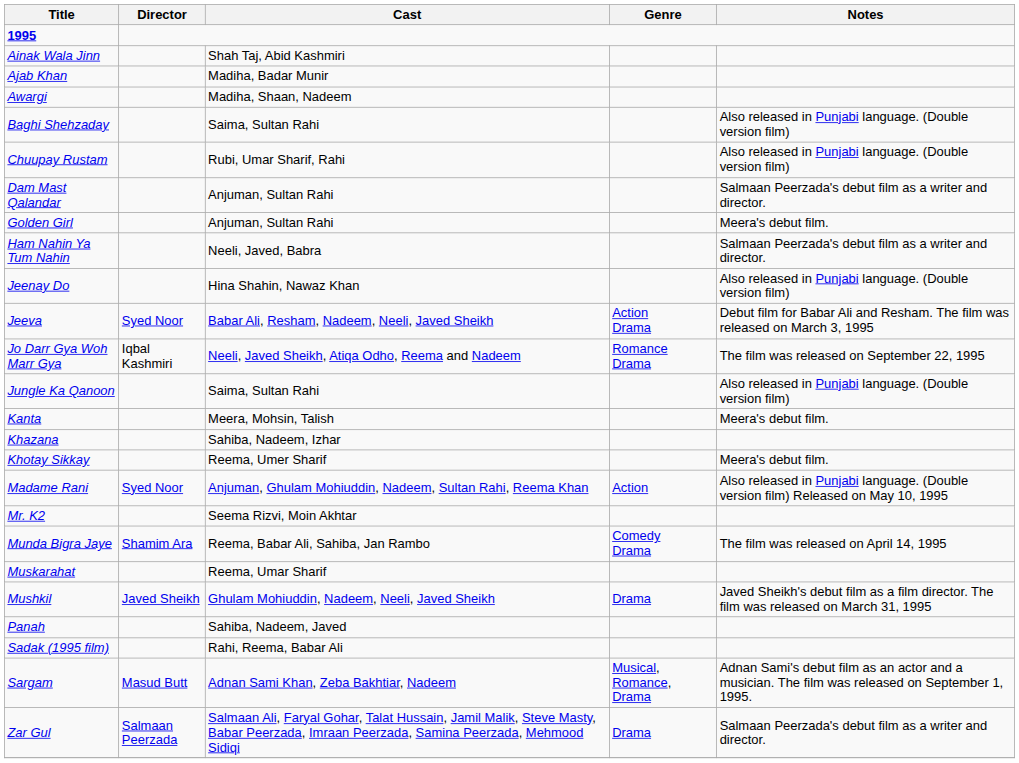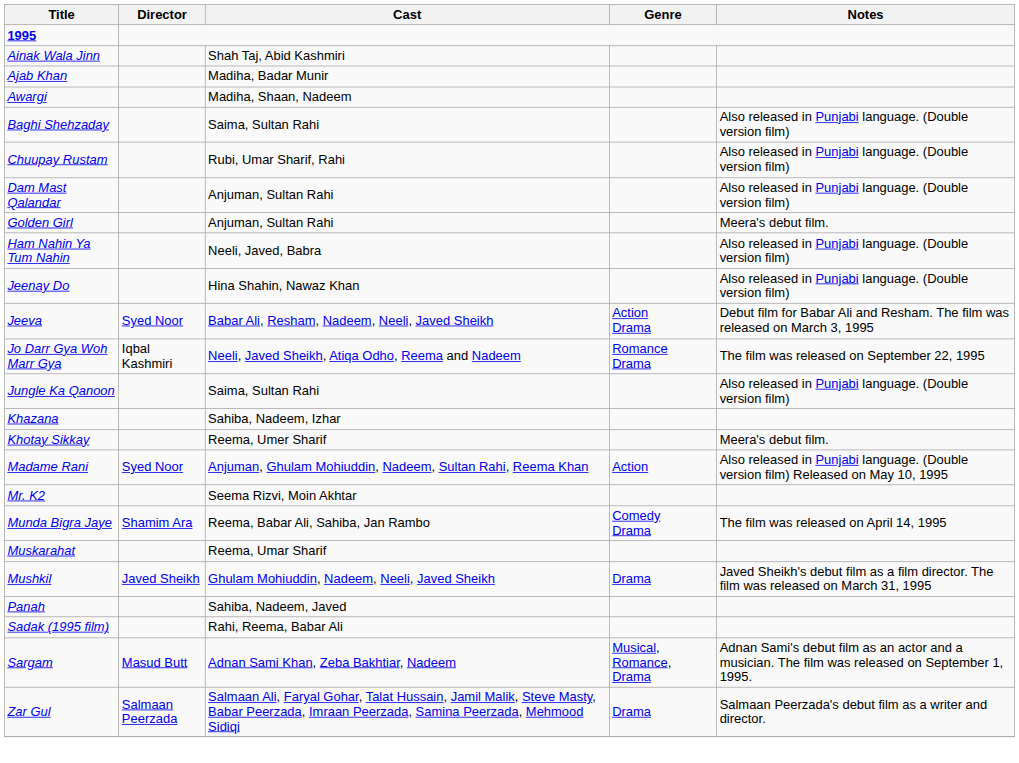(853, 195) Salmaan Peerzada's debut film as a writer and director. -> (844, 195) Also released in Punjabi language. (Double version film)
(853, 250) Salmaan Peerzada's debut film as a writer and director. -> (844, 250) Also released in Punjabi language. (Double version film)
- row: (24, 419)
